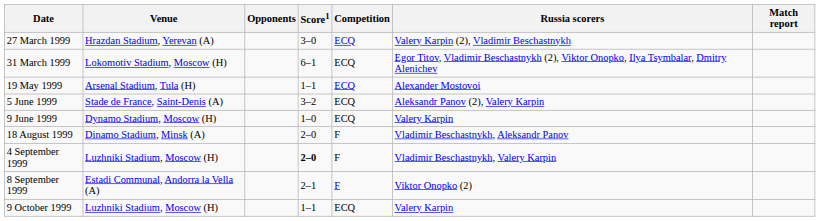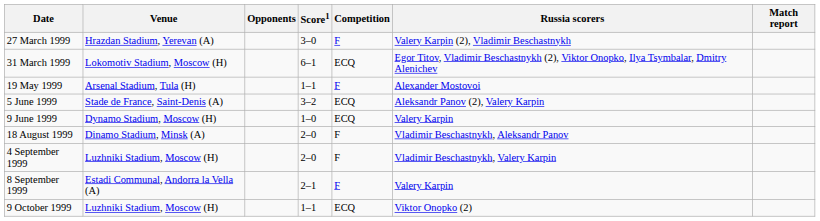(345, 40) ECQ -> (337, 40) F
(345, 85) ECQ -> (337, 85) F
(308, 157) bold -> (308, 157) normal
(433, 185) Viktor Onopko (2) -> (424, 185) Valery Karpin
(424, 207) Valery Karpin -> (433, 207) Viktor Onopko (2)
